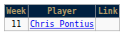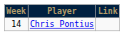(16, 24) 11 -> (16, 24) 14
